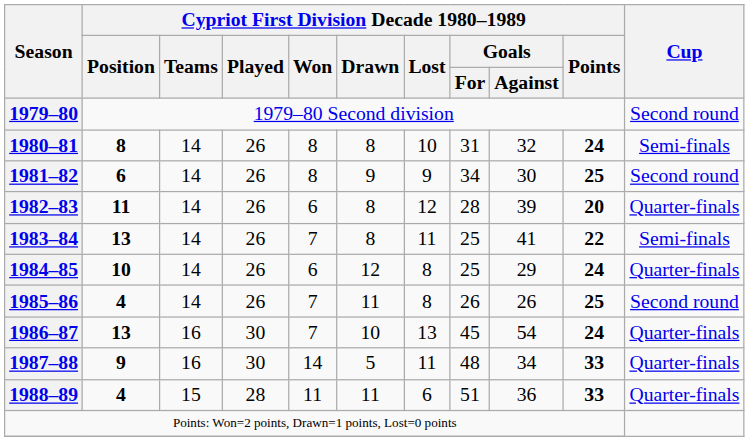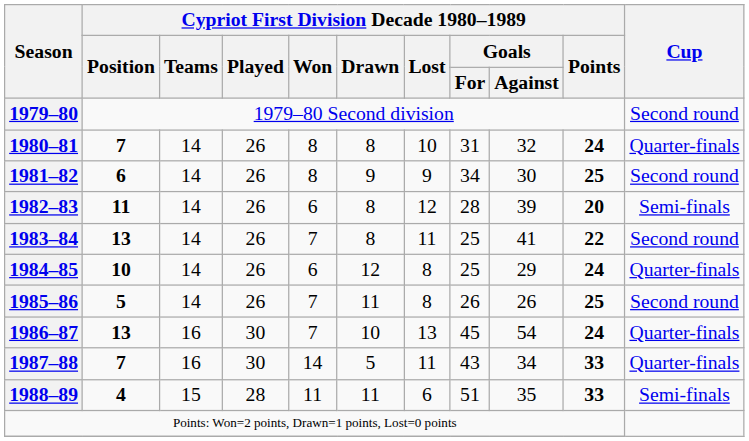(121, 144) 8 -> (121, 144) 7
(684, 144) Semi-finals -> (684, 144) Quarter-finals
(684, 207) Quarter-finals -> (684, 207) Semi-finals
(684, 238) Semi-finals -> (684, 238) Second round
(121, 301) 4 -> (121, 301) 5
(121, 363) 9 -> (121, 363) 7
(470, 363) 48 -> (470, 363) 43
(527, 394) 36 -> (527, 394) 35
(684, 394) Quarter-finals -> (684, 394) Semi-finals
